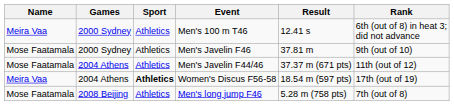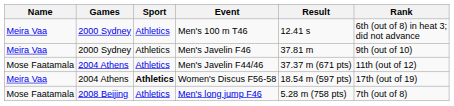(40, 51) Mose Faatamala -> (27, 51) Meira Vaa
